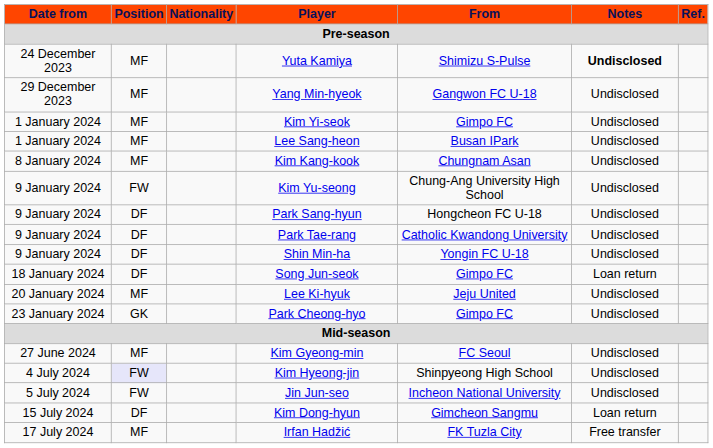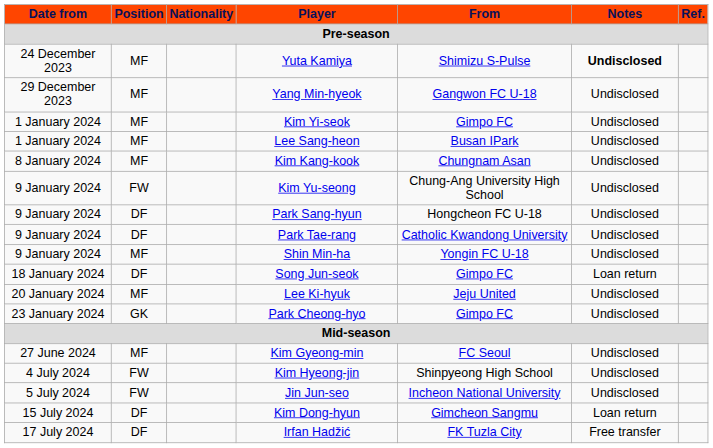(139, 254) DF -> (139, 254) MF
(139, 373) lavender background -> (139, 373) no background
(139, 432) MF -> (139, 432) DF
